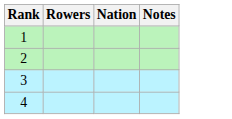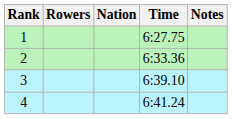+ column: (164, 15)
